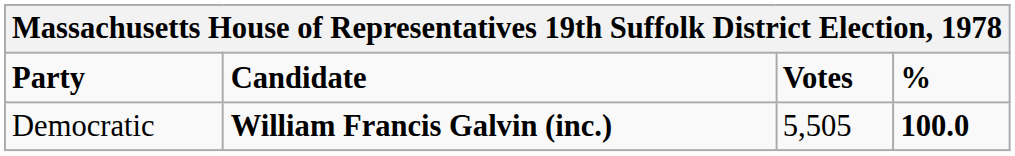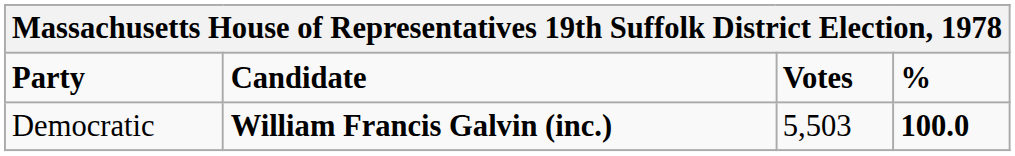(817, 125) 5,505 -> (817, 125) 5,503
